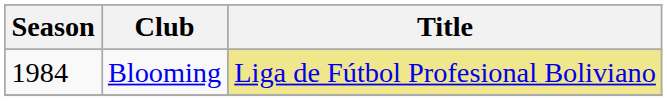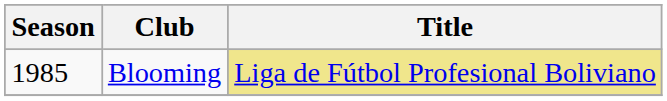(40, 71) 1984 -> (40, 71) 1985
